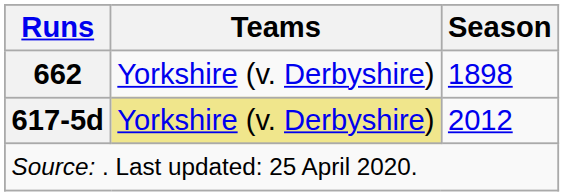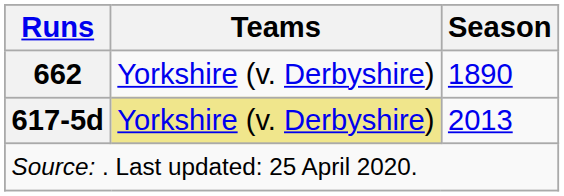(480, 73) 1898 -> (480, 73) 1890
(480, 119) 2012 -> (480, 119) 2013
